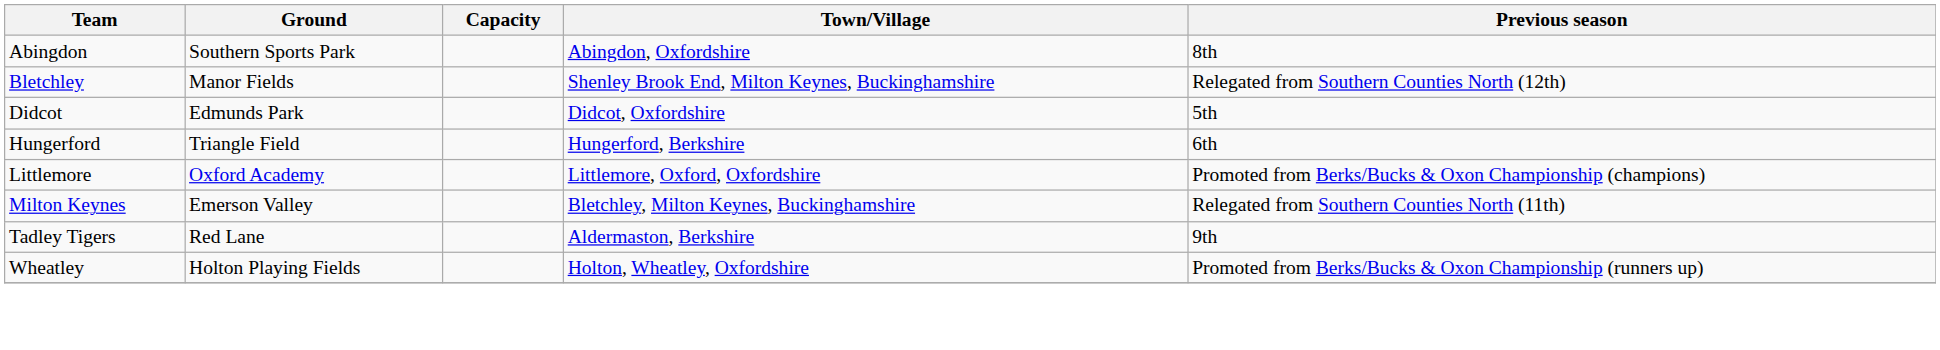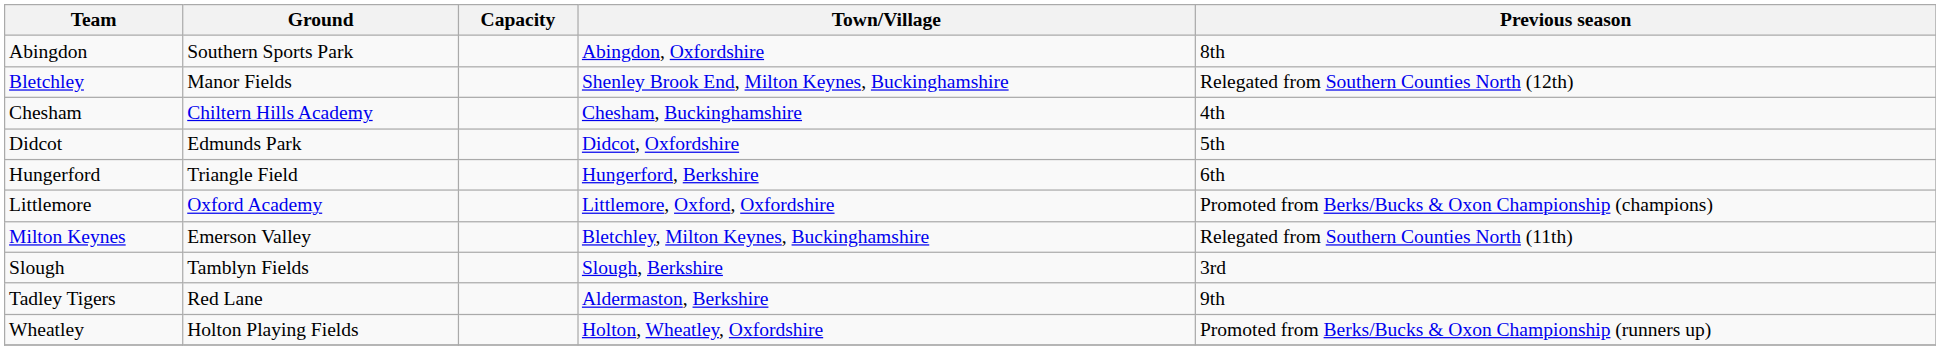+ row: (45, 112)
+ row: (37, 267)
